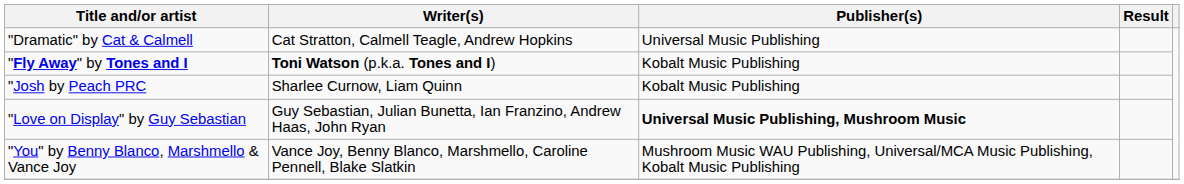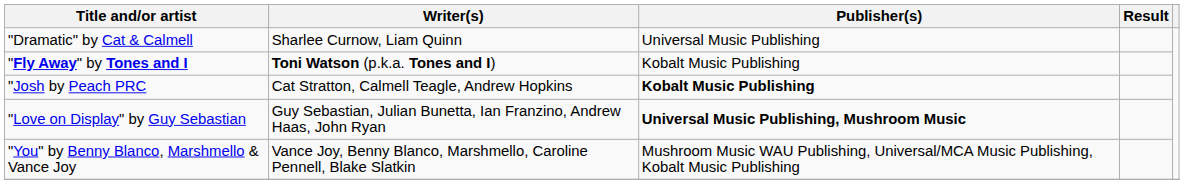(422, 39) Cat Stratton, Calmell Teagle, Andrew Hopkins -> (367, 39) Sharlee Curnow, Liam Quinn
(367, 87) Sharlee Curnow, Liam Quinn -> (422, 87) Cat Stratton, Calmell Teagle, Andrew Hopkins
(721, 87) normal -> (728, 87) bold
